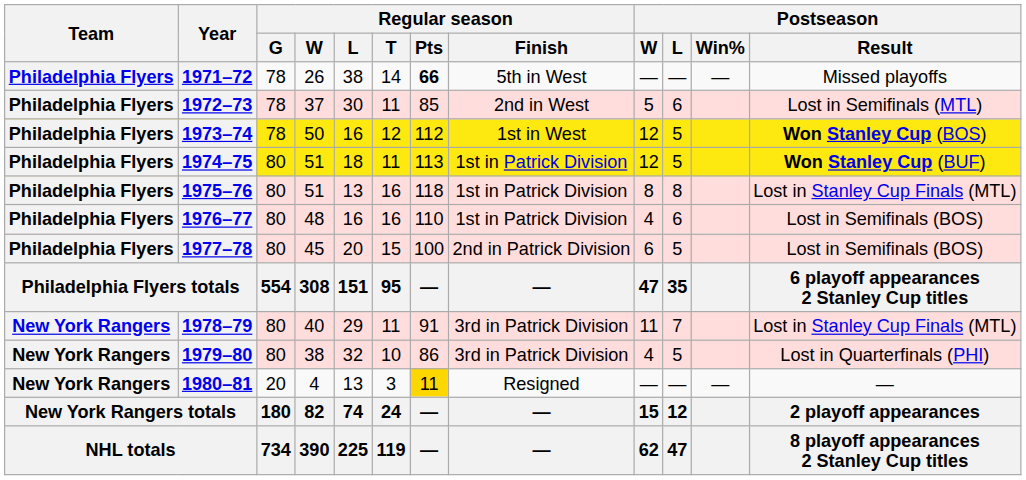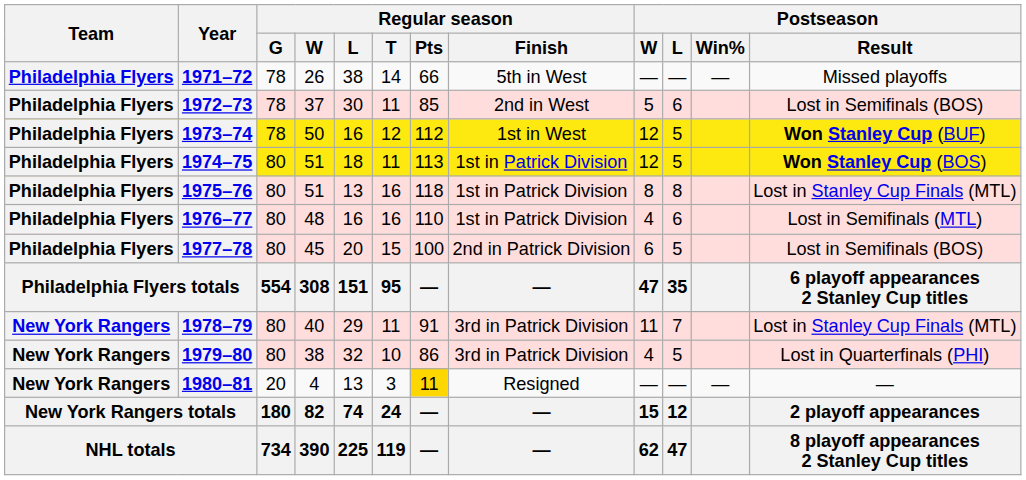(429, 76) bold -> (429, 76) normal
(885, 105) Lost in Semifinals (MTL) -> (885, 105) Lost in Semifinals (BOS)
(885, 134) Won Stanley Cup (BOS) -> (885, 134) Won Stanley Cup (BUF)
(885, 162) Won Stanley Cup (BUF) -> (885, 162) Won Stanley Cup (BOS)
(885, 220) Lost in Semifinals (BOS) -> (885, 220) Lost in Semifinals (MTL)
